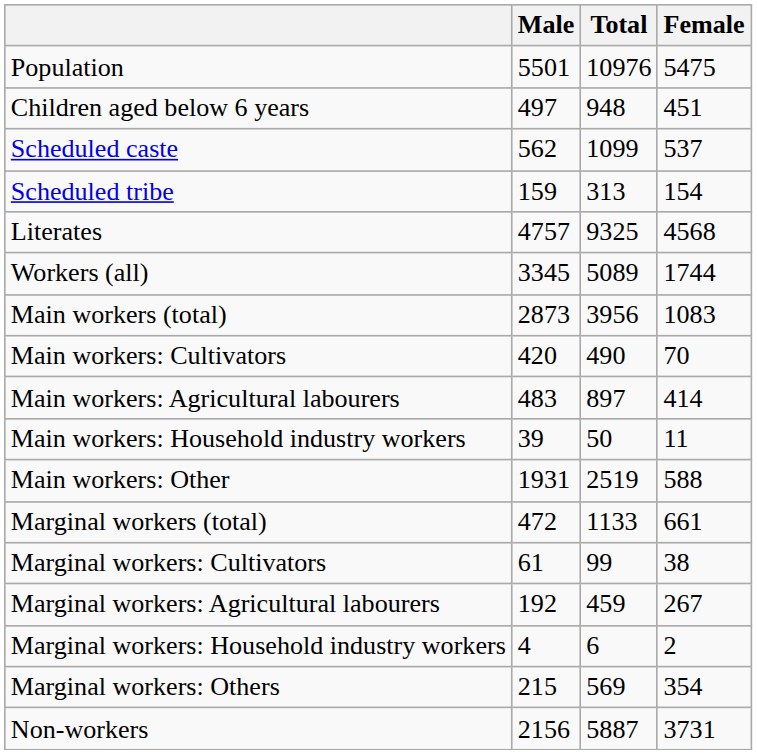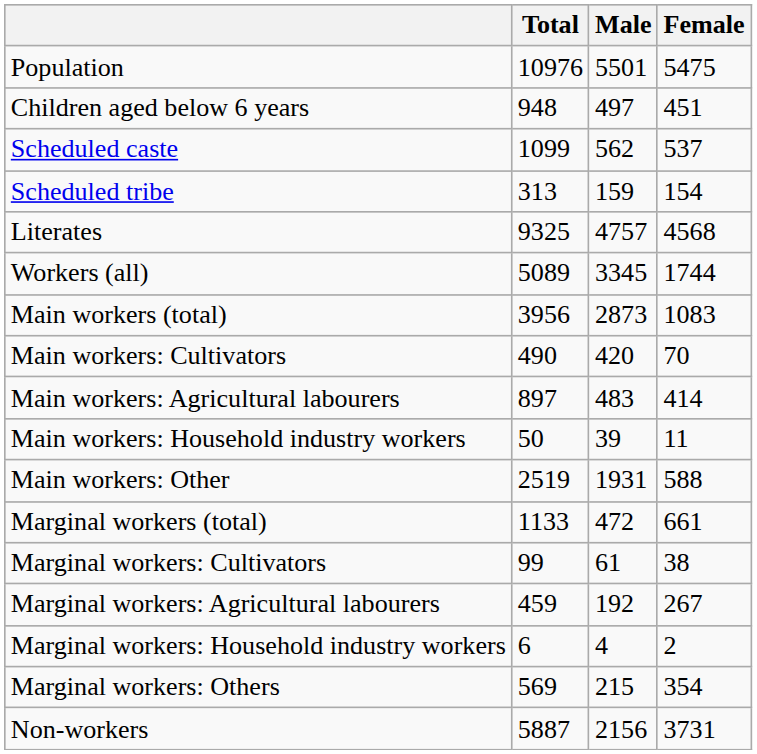columns swapped: (619, 25) <-> (546, 25)
